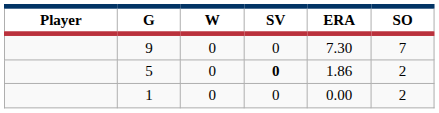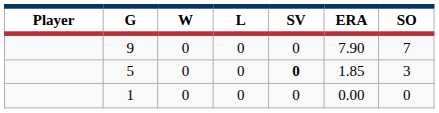+ column: (241, 20)
(339, 47) 7.30 -> (351, 47) 7.90
(339, 71) 1.86 -> (351, 71) 1.85
(403, 71) 2 -> (407, 71) 3
(403, 95) 2 -> (407, 95) 0
